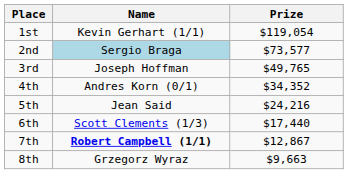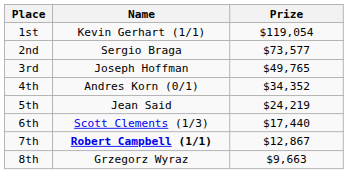(141, 50) lightblue background -> (141, 50) no background
(286, 105) $24,216 -> (286, 105) $24,219
